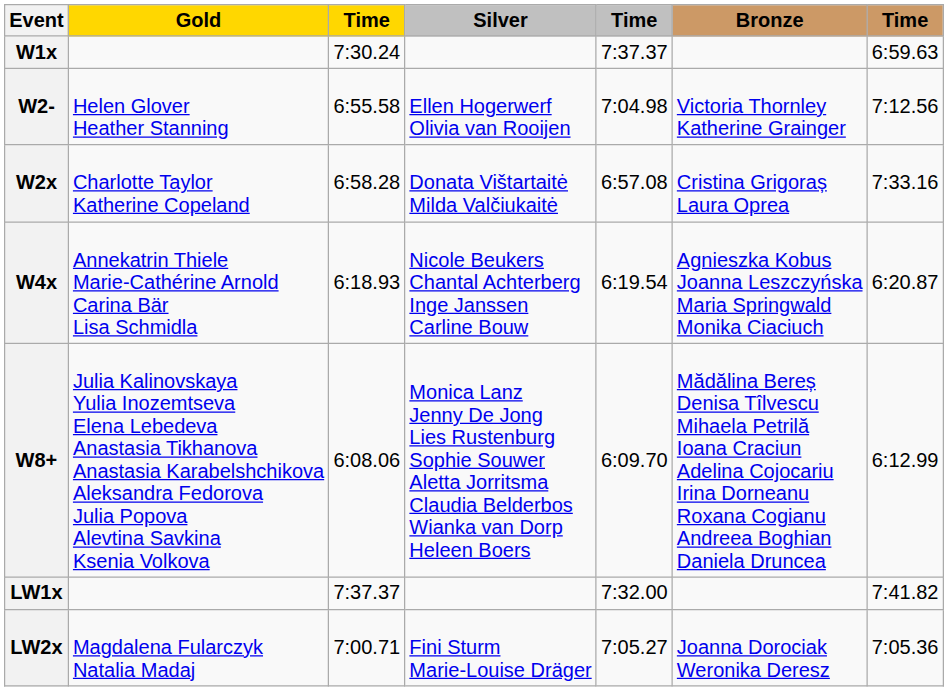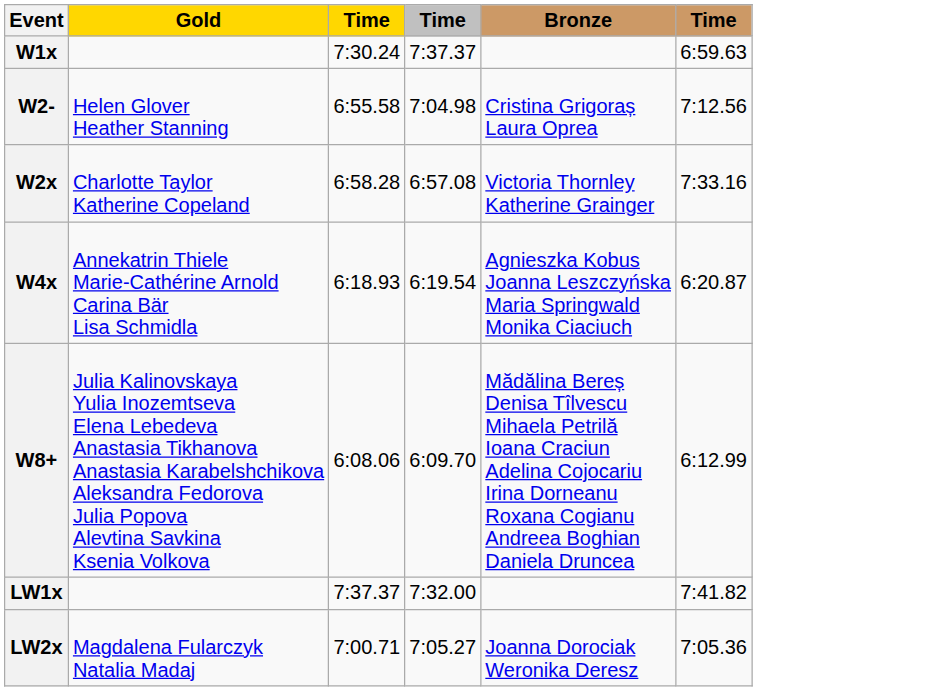- column: (501, 20)
(761, 117) Victoria Thornley Katherine Grainger -> (560, 117) Cristina Grigoraș Laura Oprea
(752, 194) Cristina Grigoraș Laura Oprea -> (570, 194) Victoria Thornley Katherine Grainger
